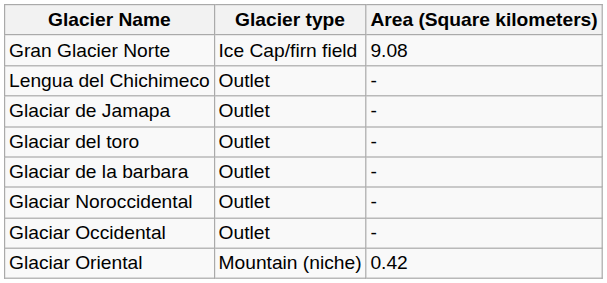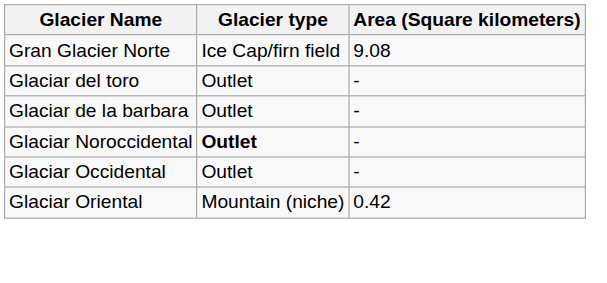- row: (109, 80)
- row: (90, 111)
(244, 202) normal -> (229, 141) bold
